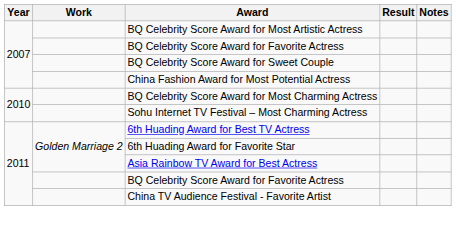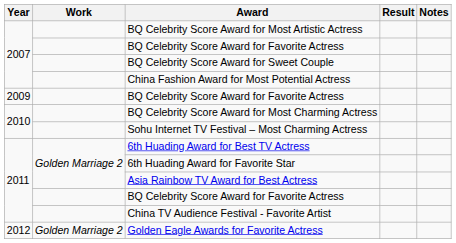+ row: (19, 96)
+ row: (19, 230)
